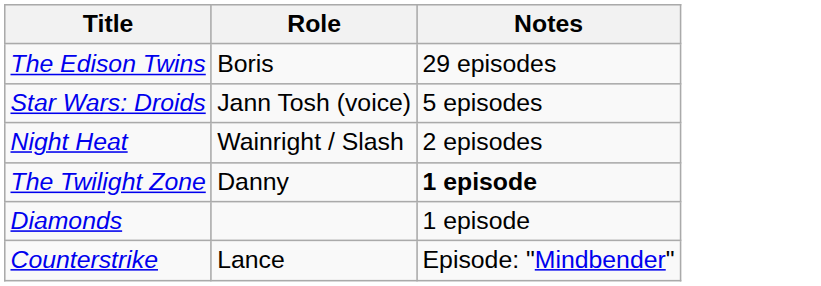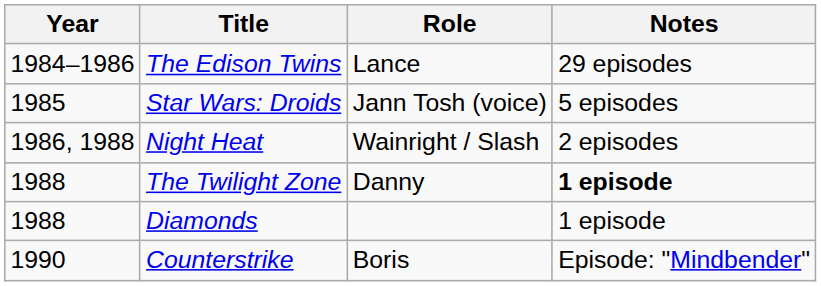+ column: (73, 24)
(245, 63) Boris -> (387, 63) Lance
(251, 260) Lance -> (381, 260) Boris
